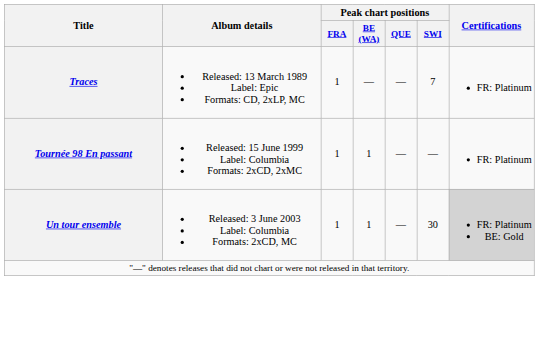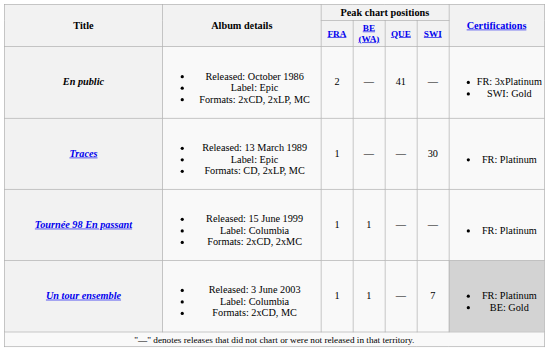+ row: (83, 82)
(433, 82) 7 -> (433, 153) 30
(433, 225) 30 -> (433, 296) 7
